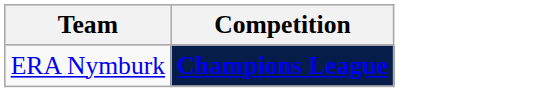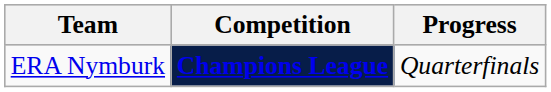+ column: (470, 24)
